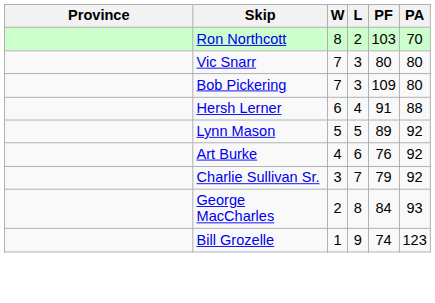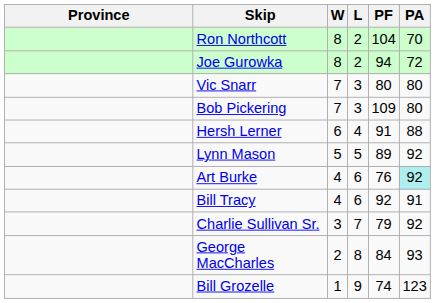(384, 39) 103 -> (384, 39) 104
+ row: (239, 62)
(415, 154) no background -> (415, 177) paleturquoise background
+ row: (226, 200)
